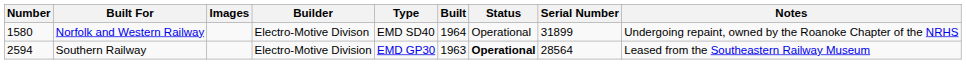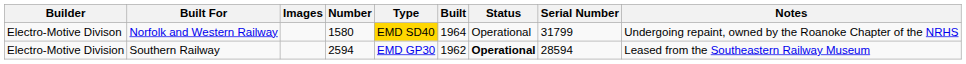columns swapped: (29, 13) <-> (313, 13)
(406, 31) no background -> (406, 31) gold background
(557, 31) 31899 -> (557, 31) 31799
(453, 50) 1963 -> (453, 50) 1962
(557, 50) 28564 -> (557, 50) 28594
